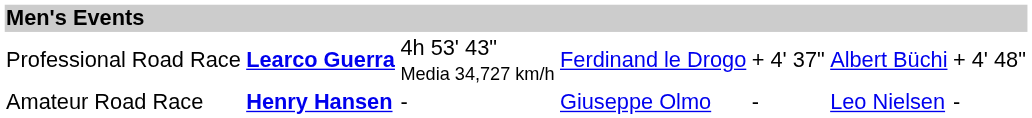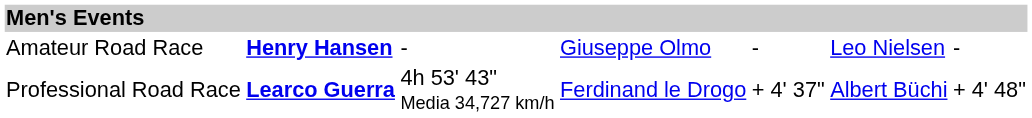rows swapped: (123, 60) <-> (105, 102)
